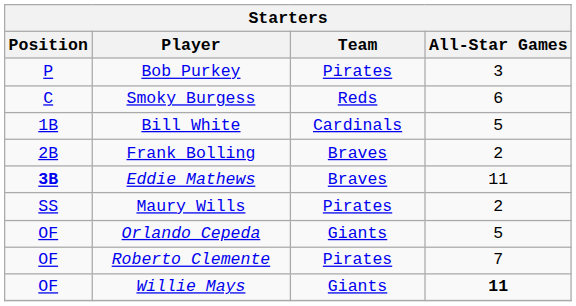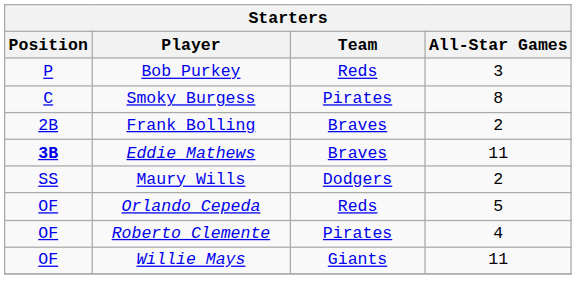(358, 72) Pirates -> (358, 72) Reds
(358, 99) Reds -> (358, 99) Pirates
(498, 99) 6 -> (498, 99) 8
- row: (191, 126)
(358, 206) Pirates -> (358, 180) Dodgers
(358, 233) Giants -> (358, 206) Reds
(498, 260) 7 -> (498, 233) 4
(498, 287) bold -> (498, 260) normal
